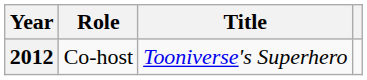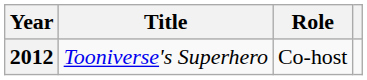columns swapped: (245, 21) <-> (98, 21)
